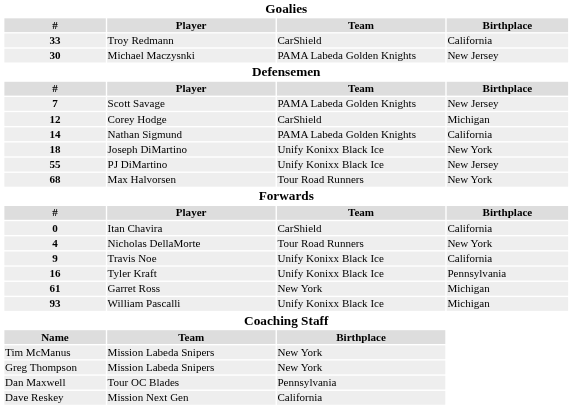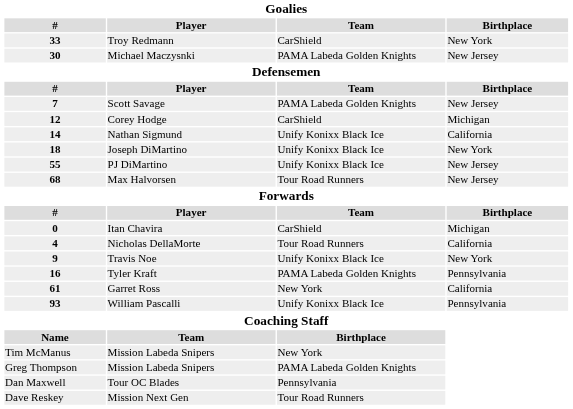(470, 40) California -> (470, 40) New York
(347, 134) PAMA Labeda Golden Knights -> (331, 134) Unify Konixx Black Ice
(470, 179) New York -> (473, 179) New Jersey
(470, 228) California -> (469, 228) Michigan
(470, 243) New York -> (470, 243) California
(470, 258) California -> (470, 258) New York
(331, 273) Unify Konixx Black Ice -> (347, 273) PAMA Labeda Golden Knights
(469, 288) Michigan -> (470, 288) California
(469, 304) Michigan -> (477, 304) Pennsylvania
(300, 367) New York -> (347, 367) PAMA Labeda Golden Knights
(300, 397) California -> (321, 397) Tour Road Runners
